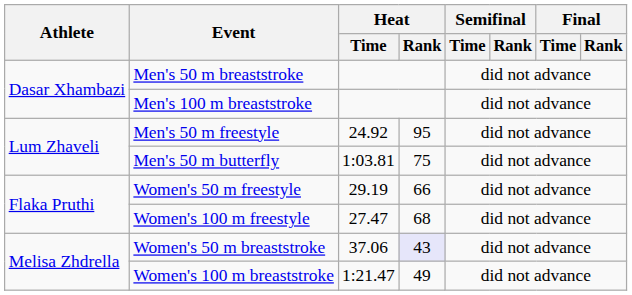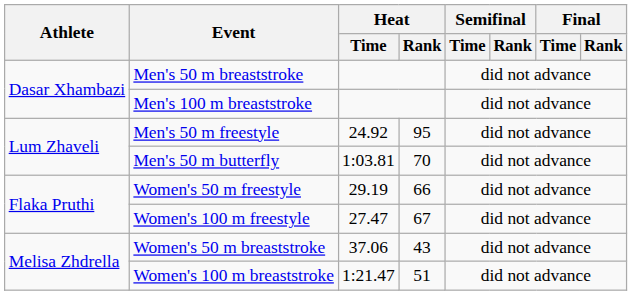(422, 161) 75 -> (422, 161) 70
(422, 218) 68 -> (422, 218) 67
(422, 247) lavender background -> (422, 247) no background
(422, 276) 49 -> (422, 276) 51
